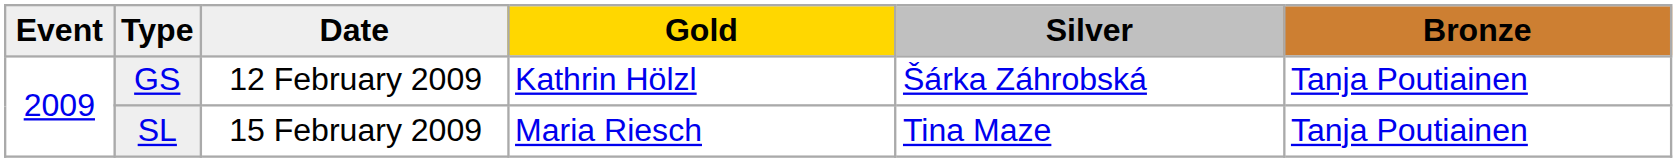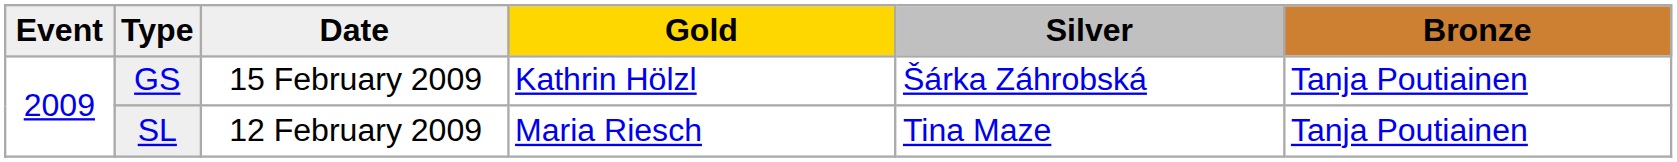(365, 80) 12 February 2009 -> (365, 80) 15 February 2009
(365, 130) 15 February 2009 -> (365, 130) 12 February 2009
